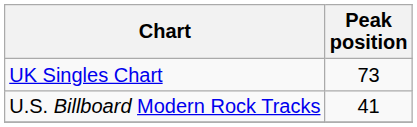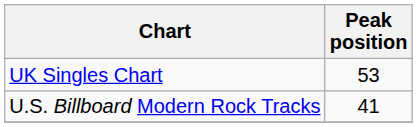(369, 74) 73 -> (369, 74) 53
